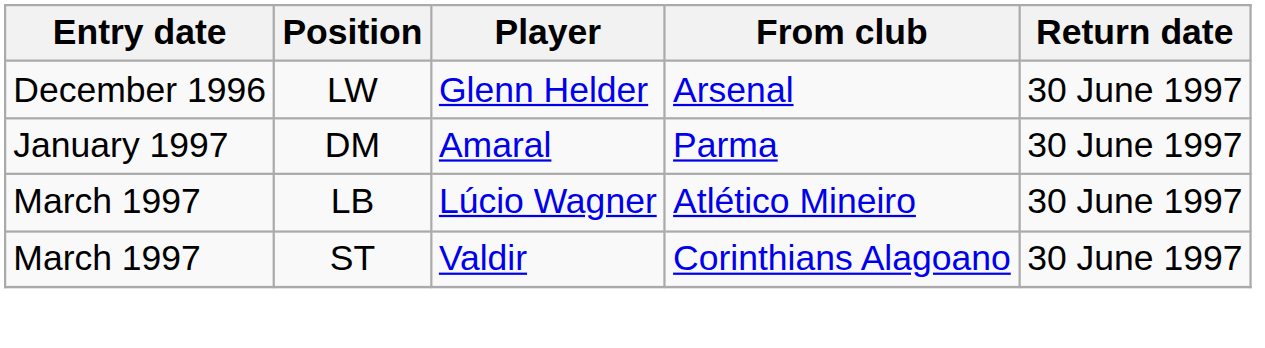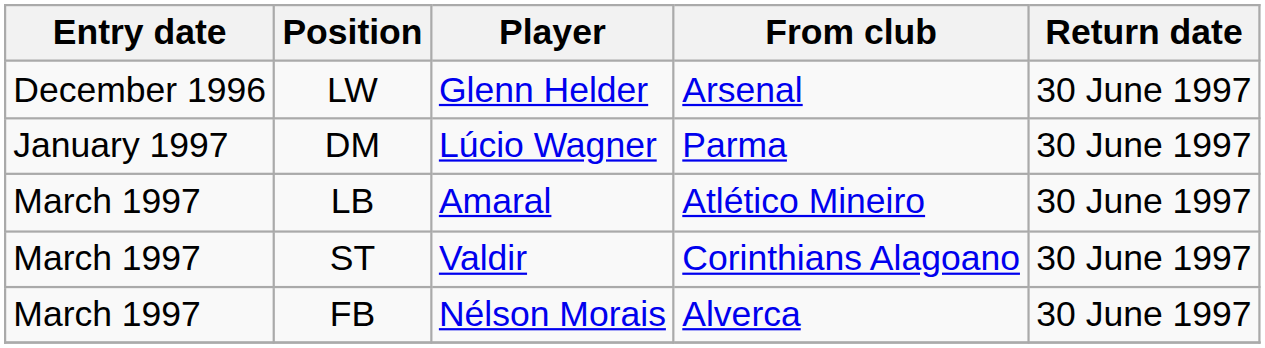(495, 145) Amaral -> (548, 145) Lúcio Wagner
(548, 201) Lúcio Wagner -> (495, 201) Amaral
+ row: (352, 314)
